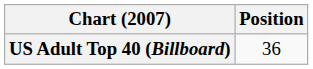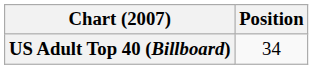(271, 49) 36 -> (271, 49) 34
